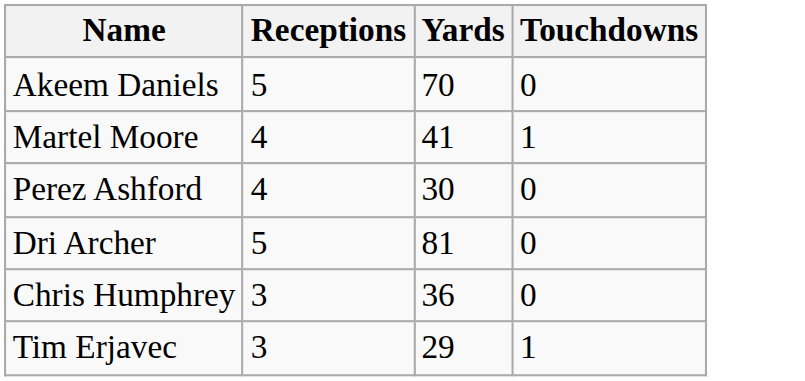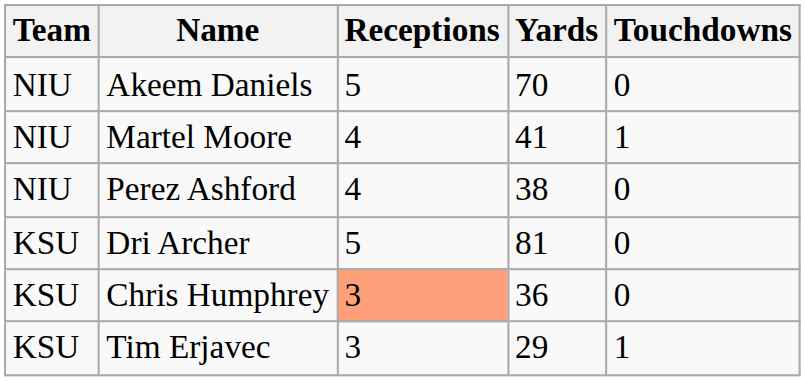+ column: (52, 30)
(438, 189) 30 -> (532, 189) 38
(259, 294) no background -> (353, 294) lightsalmon background
